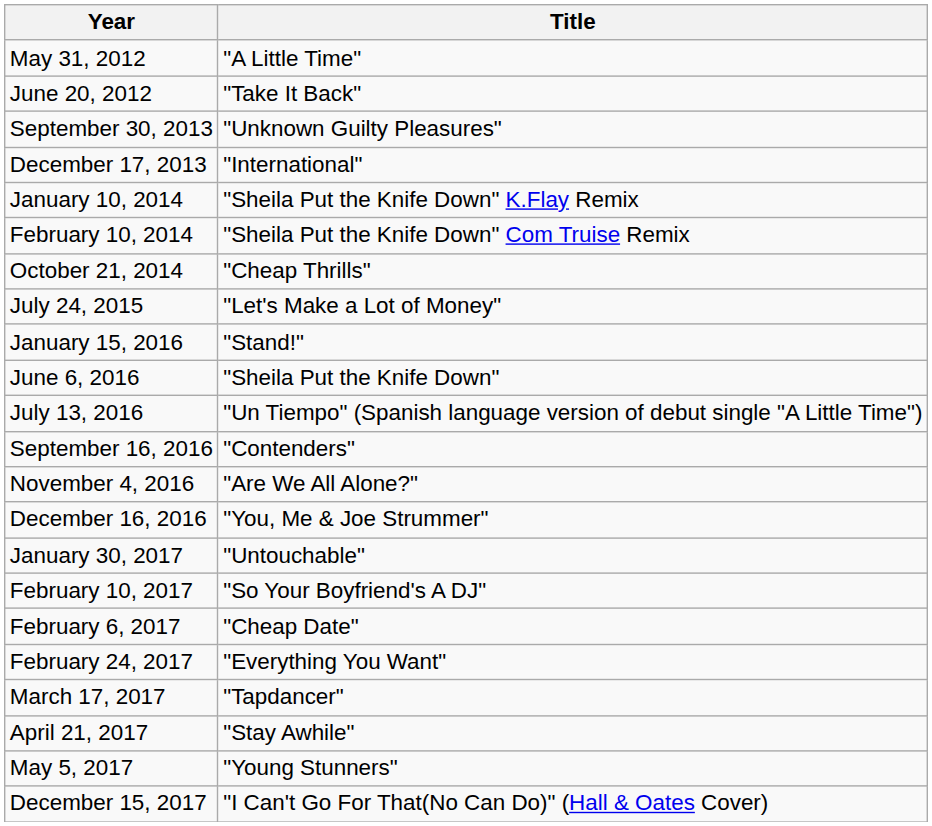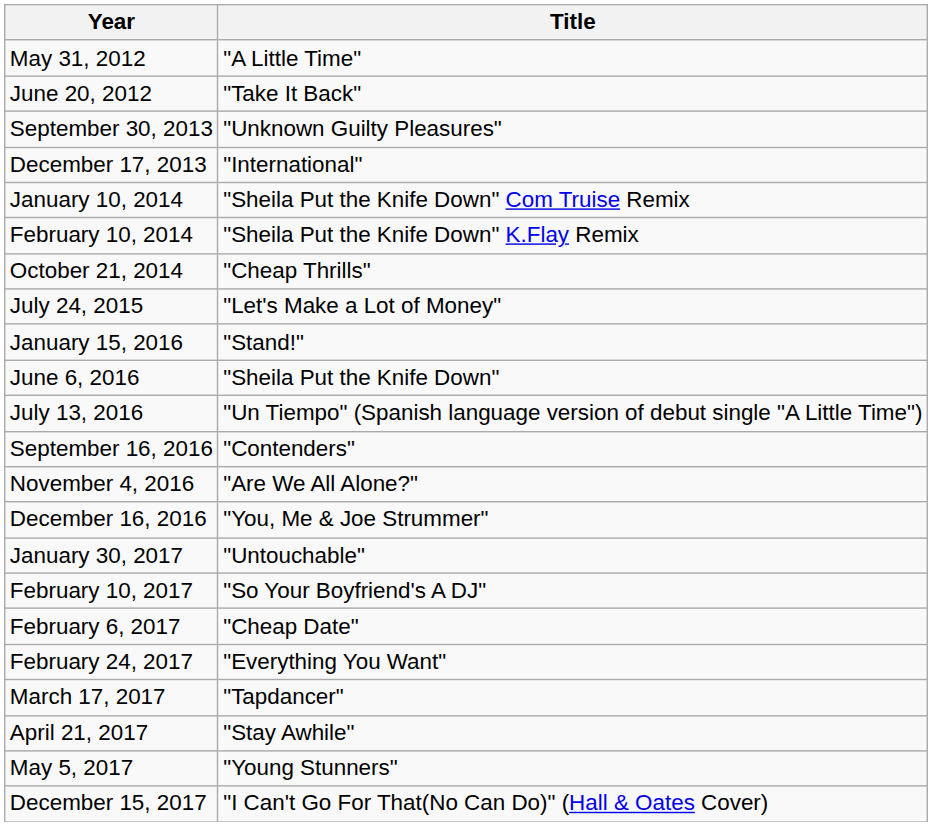(431, 199) "Sheila Put the Knife Down" K.Flay Remix -> (456, 199) "Sheila Put the Knife Down" Com Truise Remix
(456, 235) "Sheila Put the Knife Down" Com Truise Remix -> (431, 235) "Sheila Put the Knife Down" K.Flay Remix
